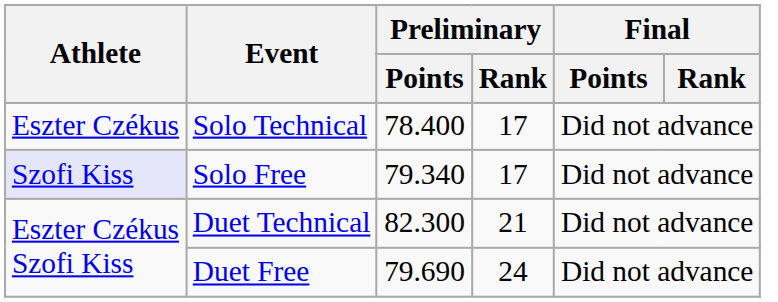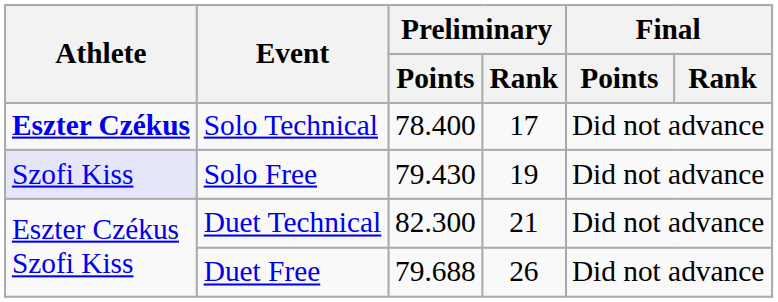(95, 126) normal -> (101, 126) bold
(425, 174) 79.340 -> (435, 174) 79.430
(513, 174) 17 -> (524, 174) 19
(425, 271) 79.690 -> (435, 271) 79.688
(513, 271) 24 -> (524, 271) 26
